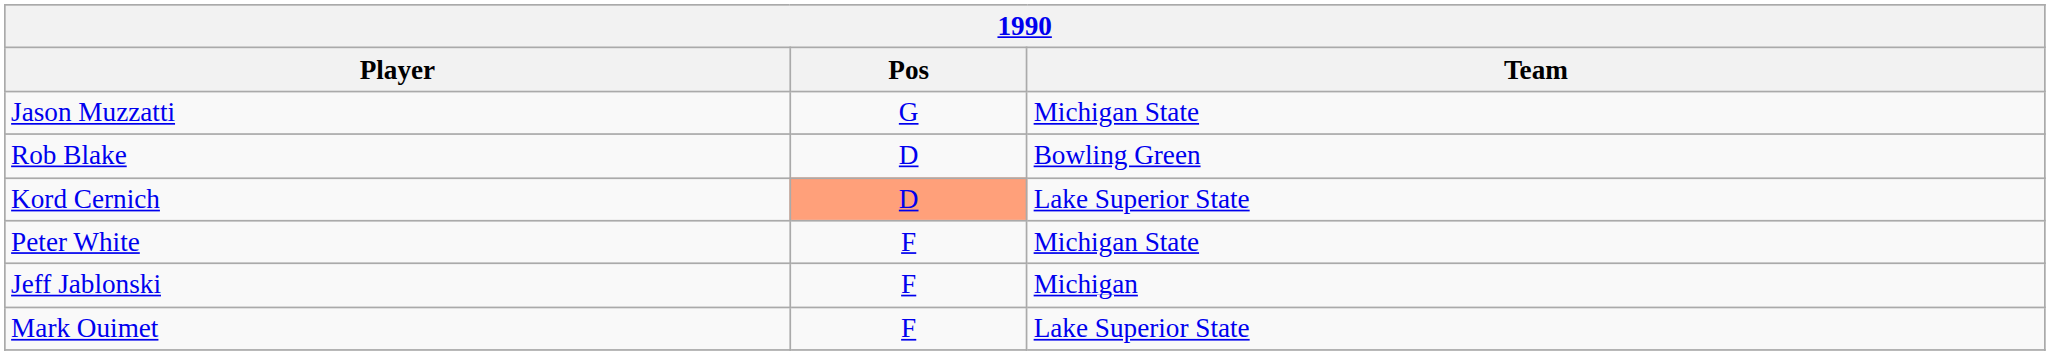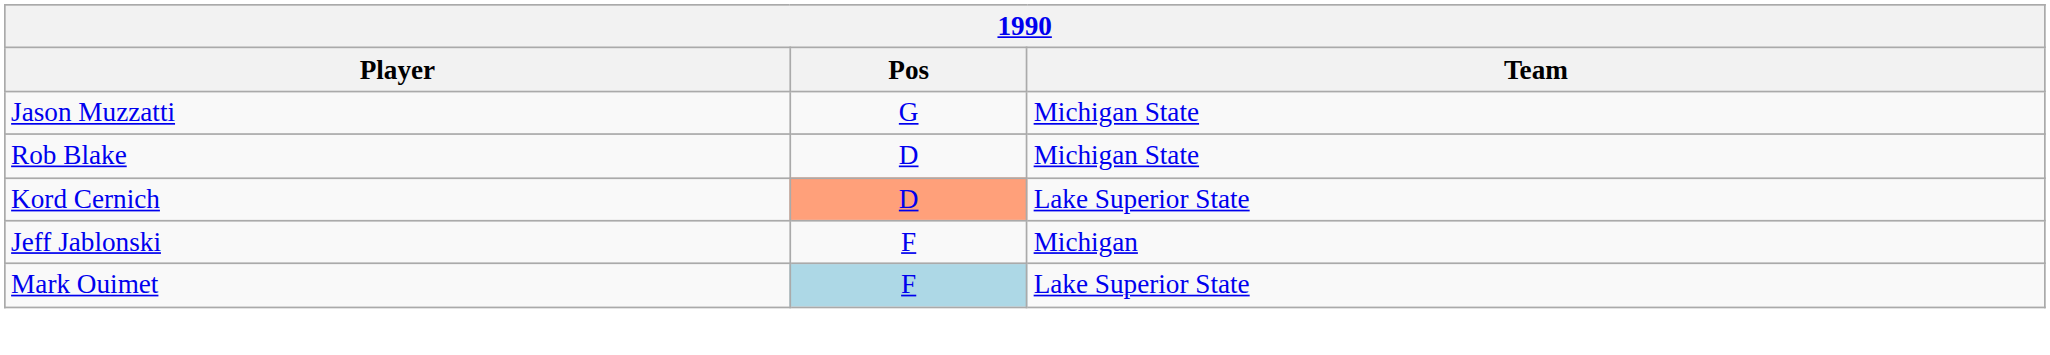(1117, 155) Bowling Green -> (1116, 155) Michigan State
- row: (75, 241)
(909, 328) no background -> (909, 284) lightblue background
